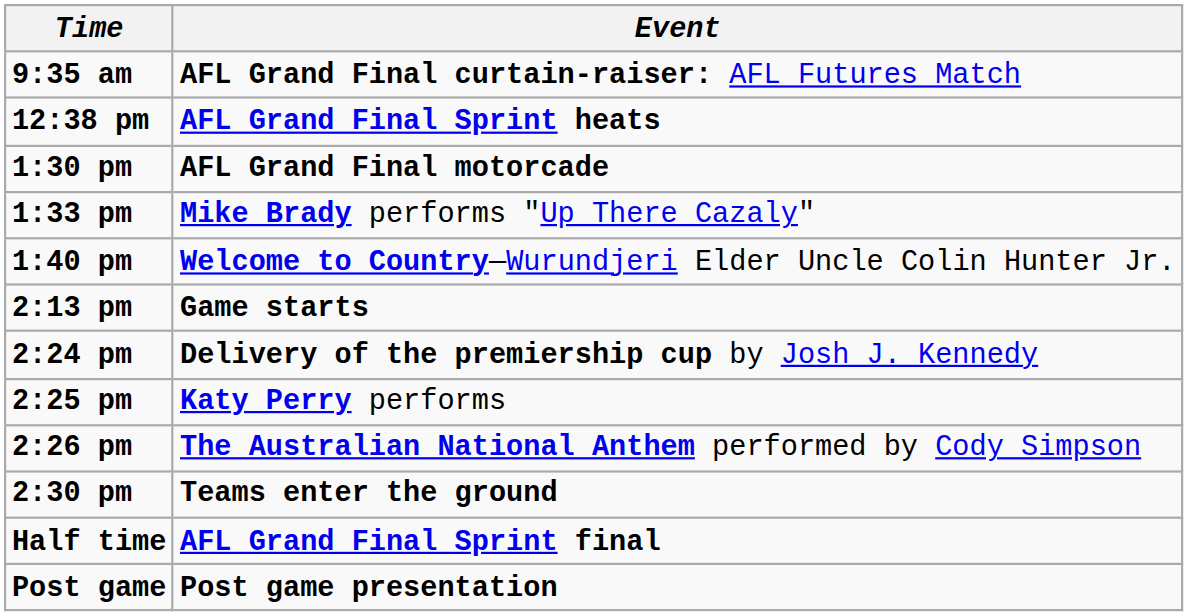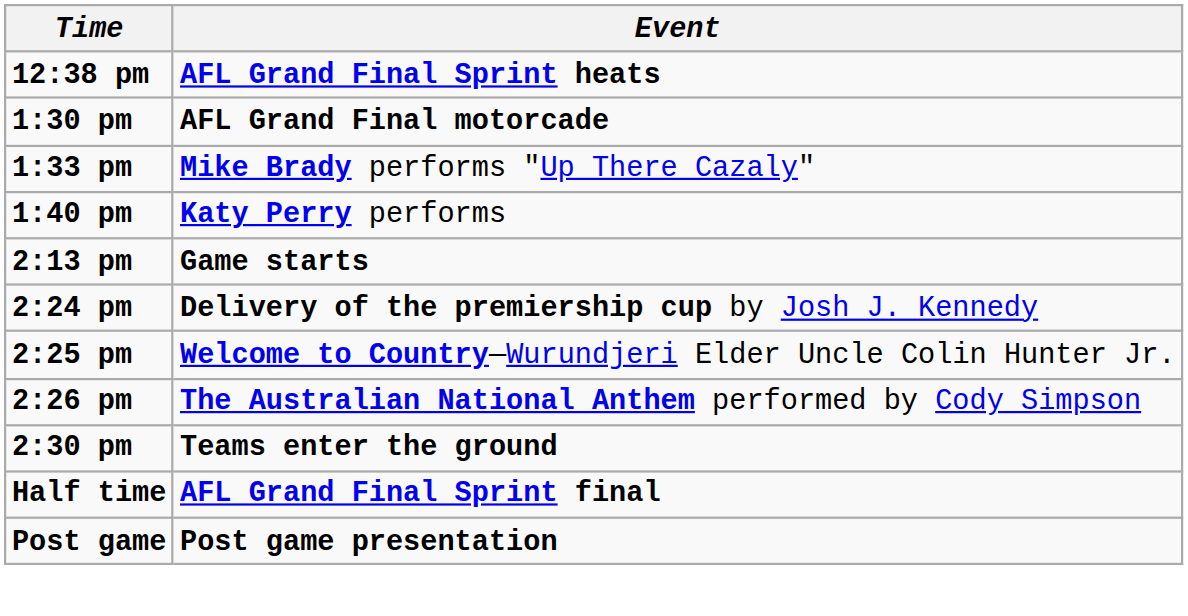- row: (72, 75)
(678, 261) Welcome to Country—Wurundjeri Elder Uncle Colin Hunter Jr. -> (343, 215) Katy Perry performs
(343, 401) Katy Perry performs -> (678, 355) Welcome to Country—Wurundjeri Elder Uncle Colin Hunter Jr.
